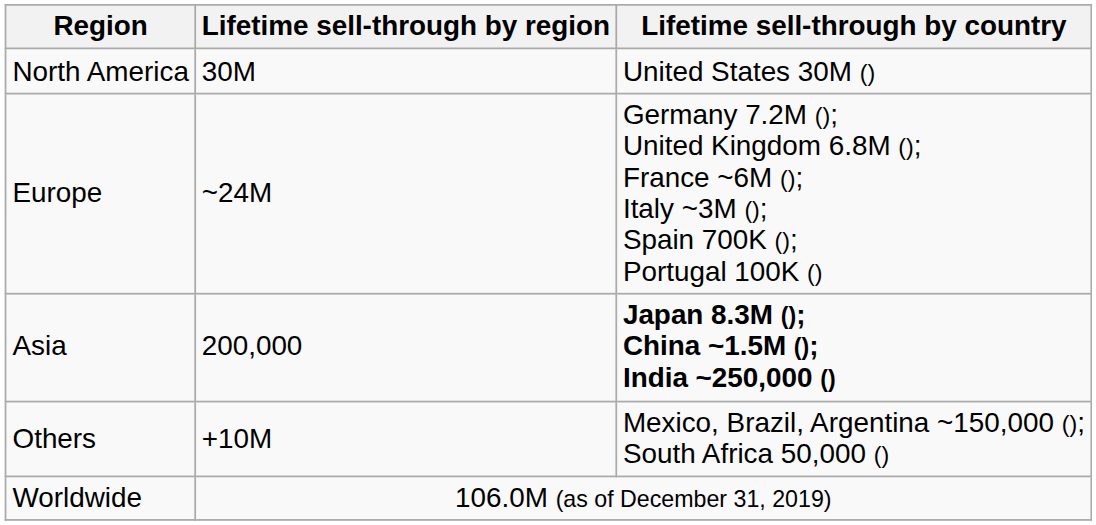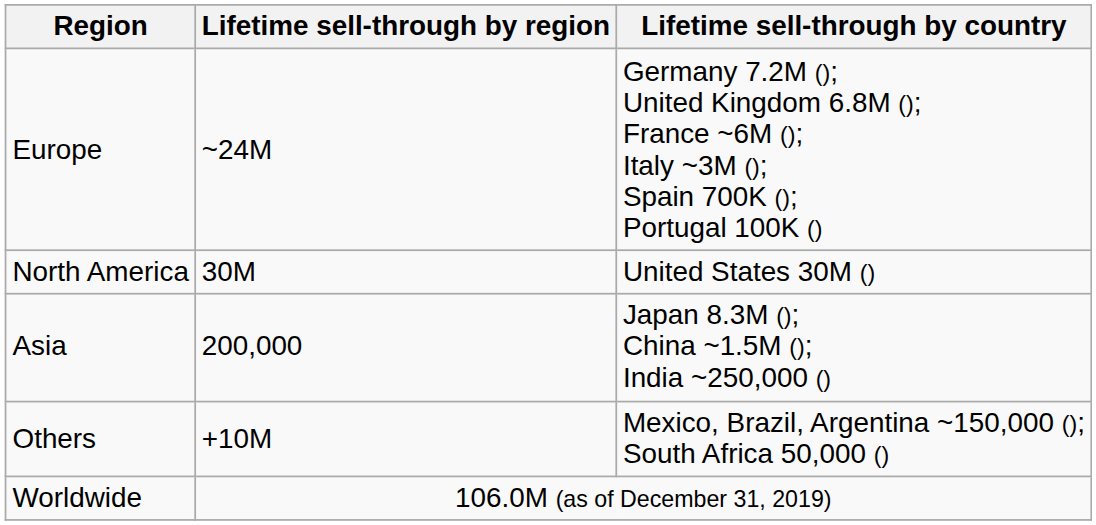rows swapped: (101, 70) <-> (57, 193)
(729, 346) bold -> (727, 346) normal
